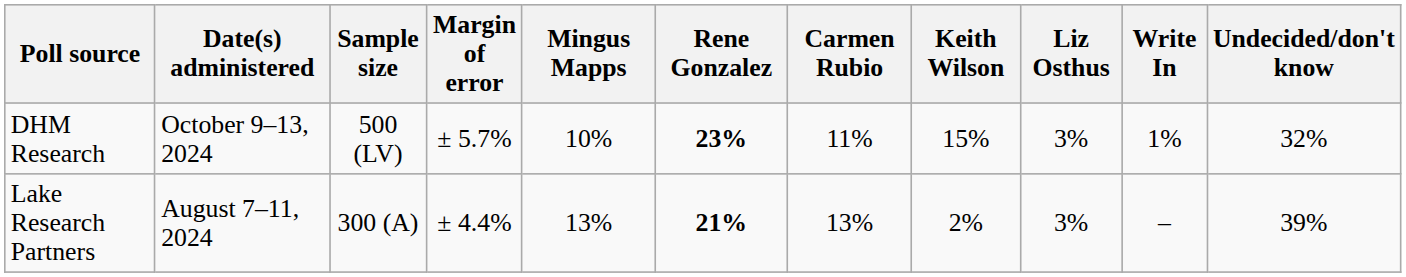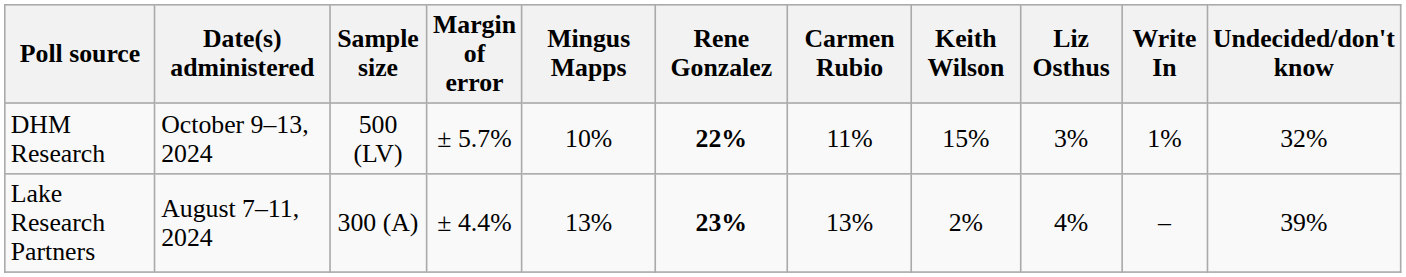(721, 138) 23% -> (721, 138) 22%
(721, 222) 21% -> (721, 222) 23%
(1071, 222) 3% -> (1071, 222) 4%
